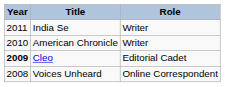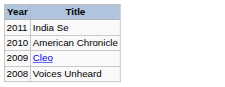- column: (170, 12)
(17, 58) bold -> (17, 58) normal
